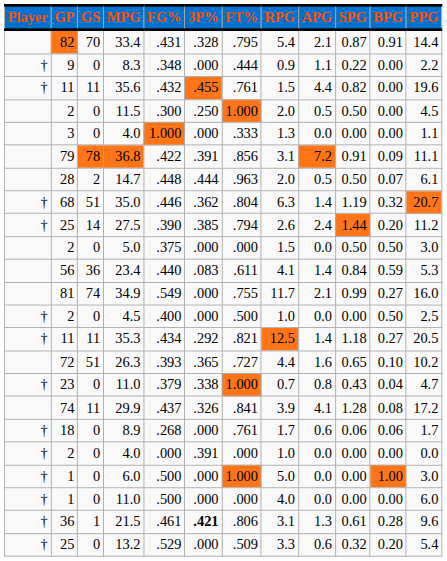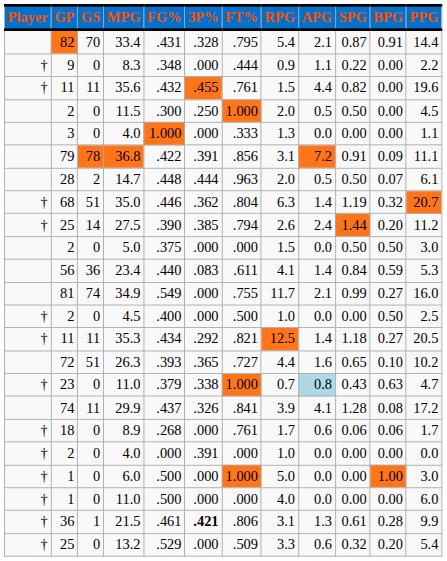(323, 384) no background -> (323, 384) lightblue background
(390, 384) 0.04 -> (390, 384) 0.63
(429, 521) 9.6 -> (429, 521) 9.9
